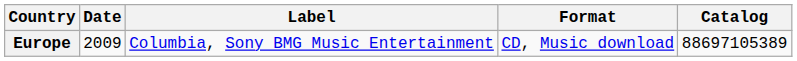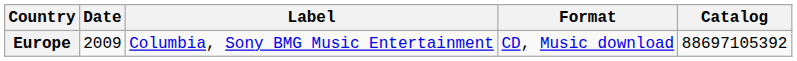(735, 44) 88697105389 -> (735, 44) 88697105392
